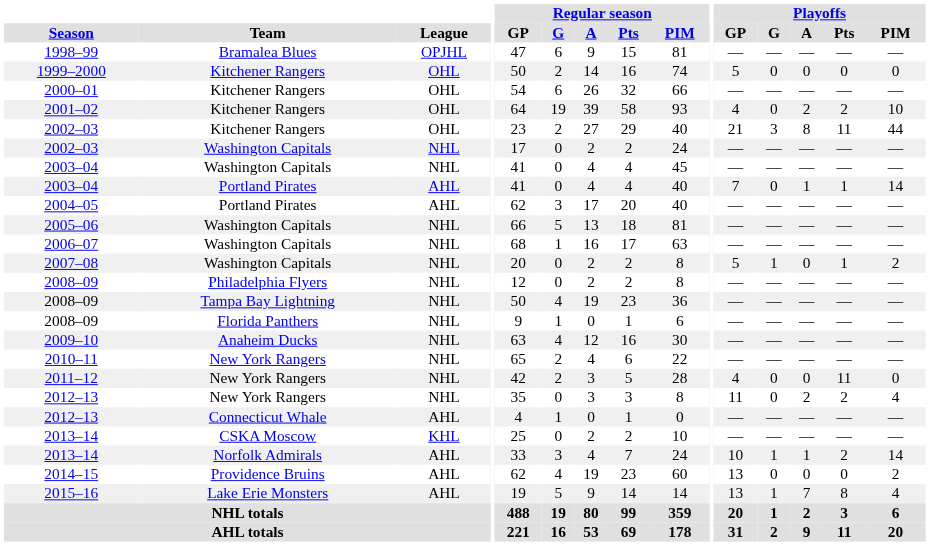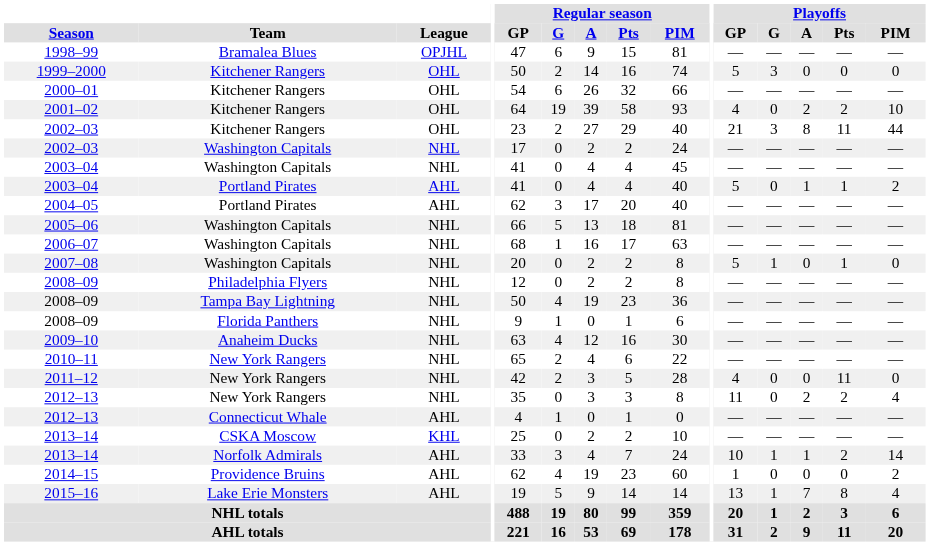(774, 71) 0 -> (774, 71) 3
(736, 186) 7 -> (736, 186) 5
(895, 186) 14 -> (895, 186) 2
(895, 263) 2 -> (895, 263) 0
(736, 474) 13 -> (736, 474) 1
